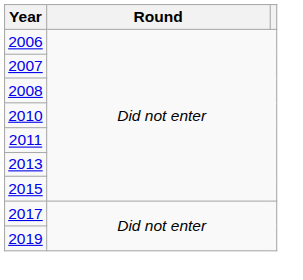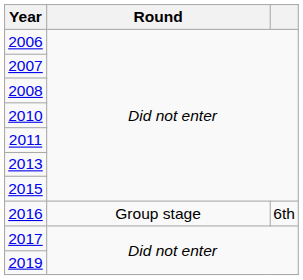+ row: (25, 214)
